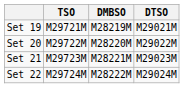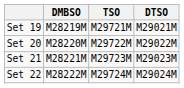columns swapped: (111, 12) <-> (66, 12)
